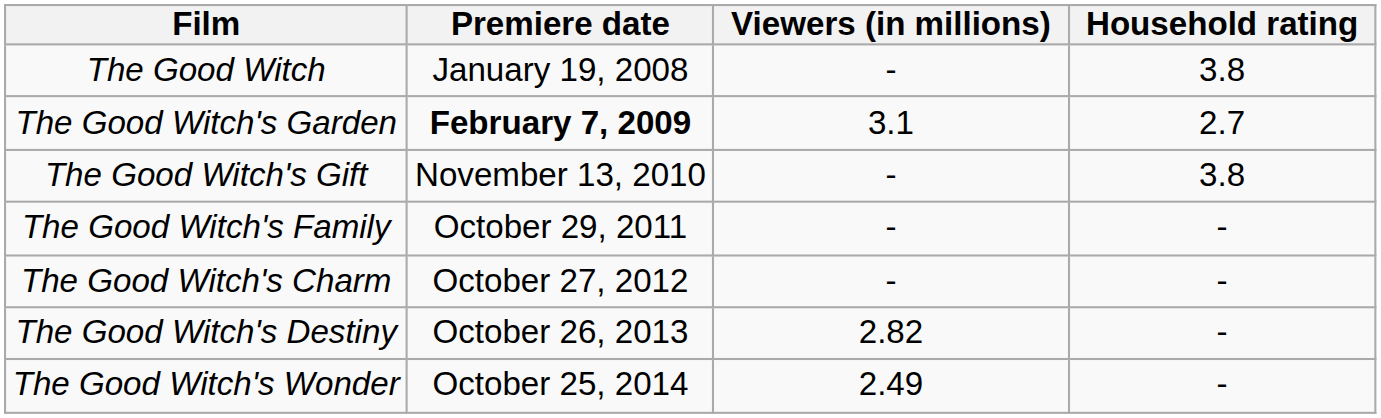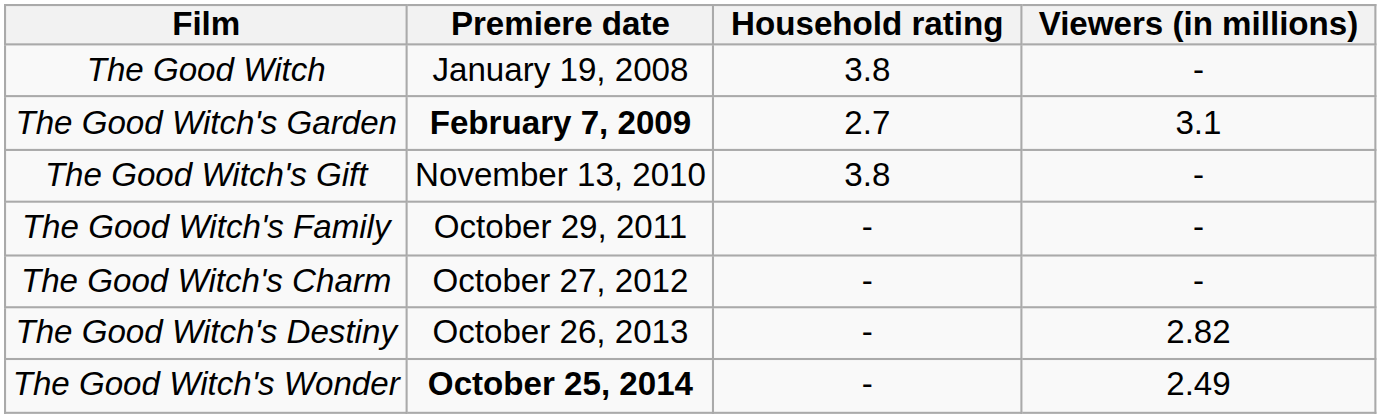columns swapped: (1222, 24) <-> (891, 24)
(560, 385) normal -> (560, 385) bold
